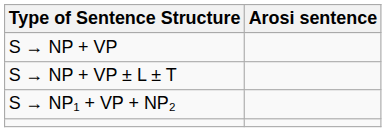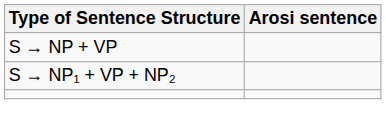- row: (93, 75)
